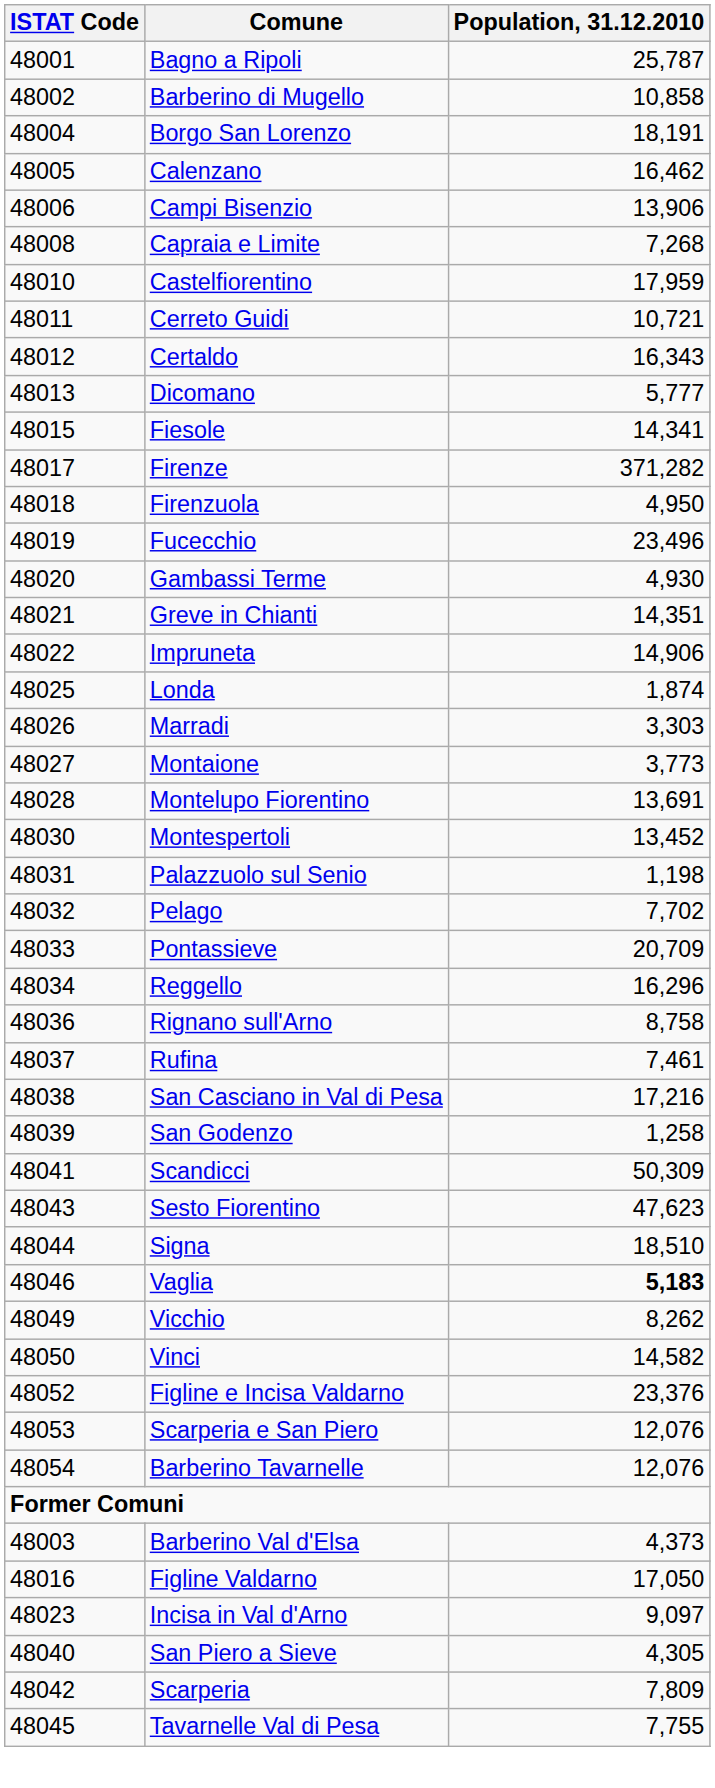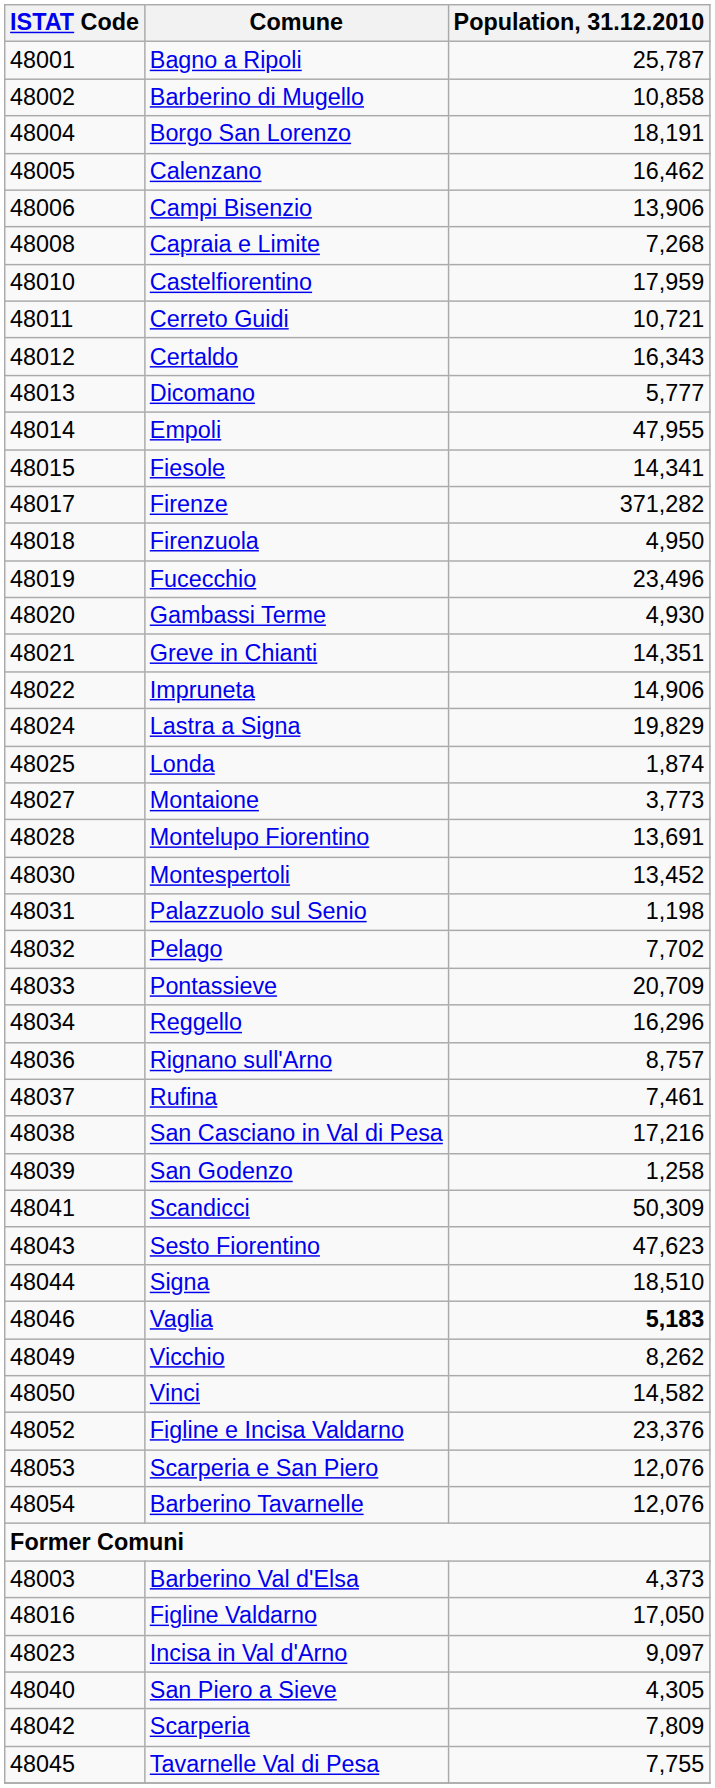+ row: (185, 430)
+ row: (225, 726)
- row: (189, 726)
(675, 1023) 8,758 -> (675, 1060) 8,757
